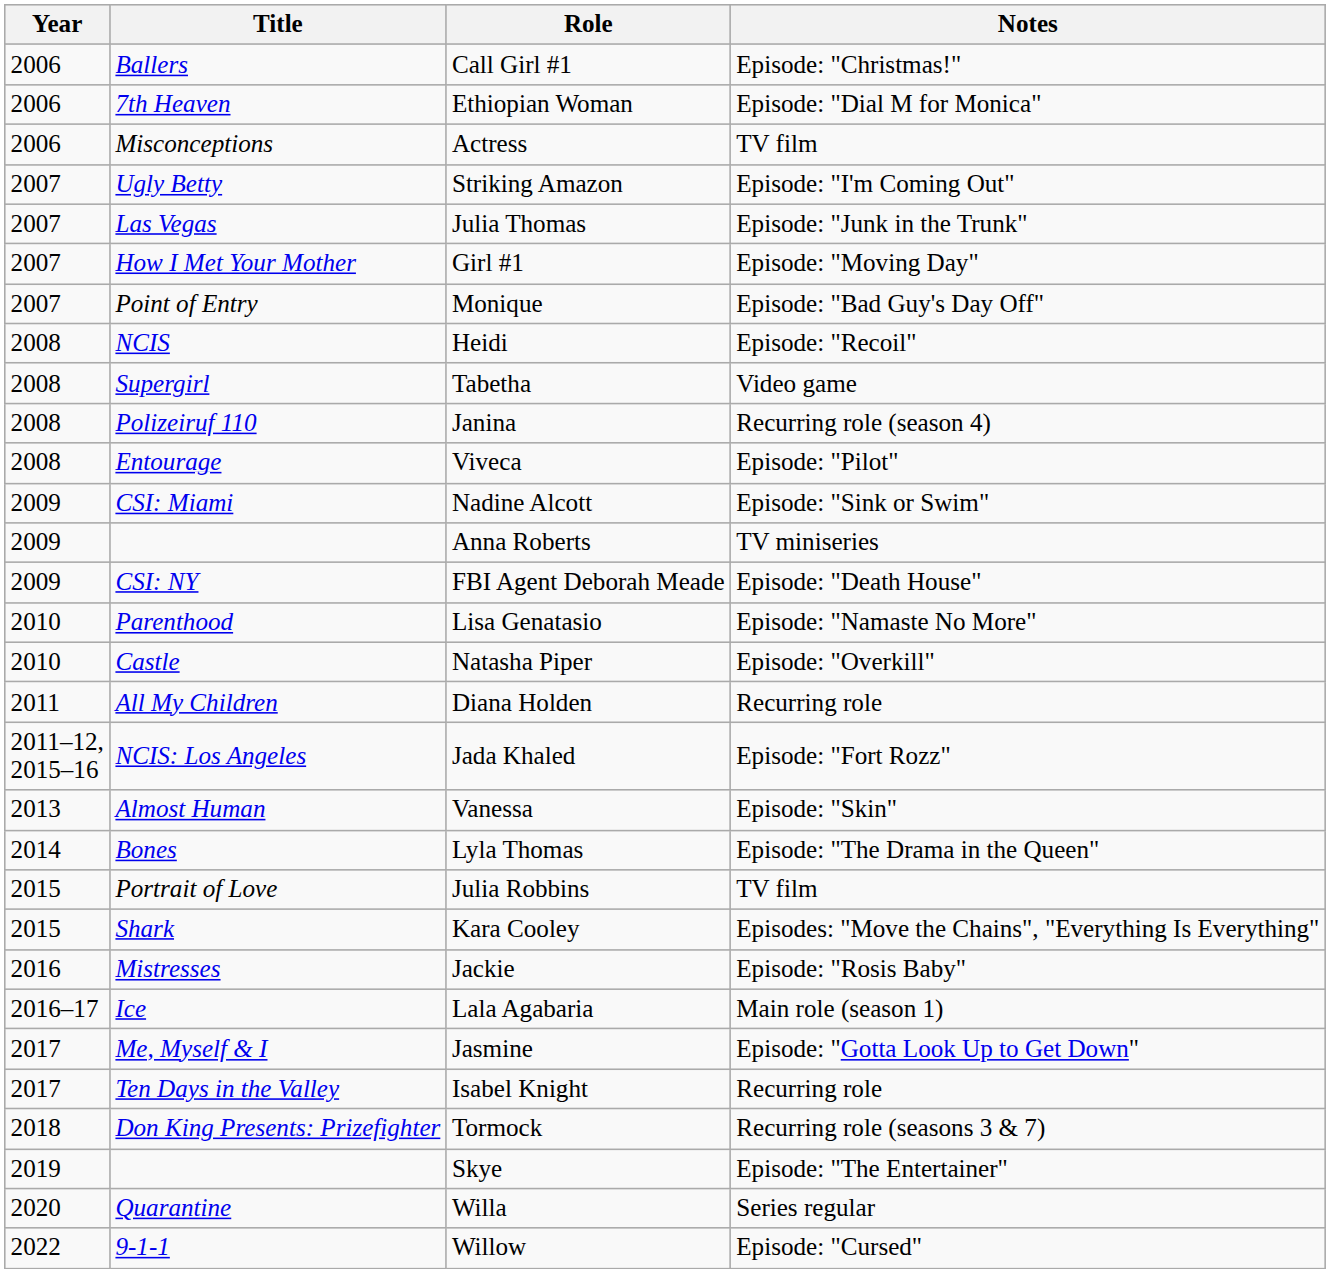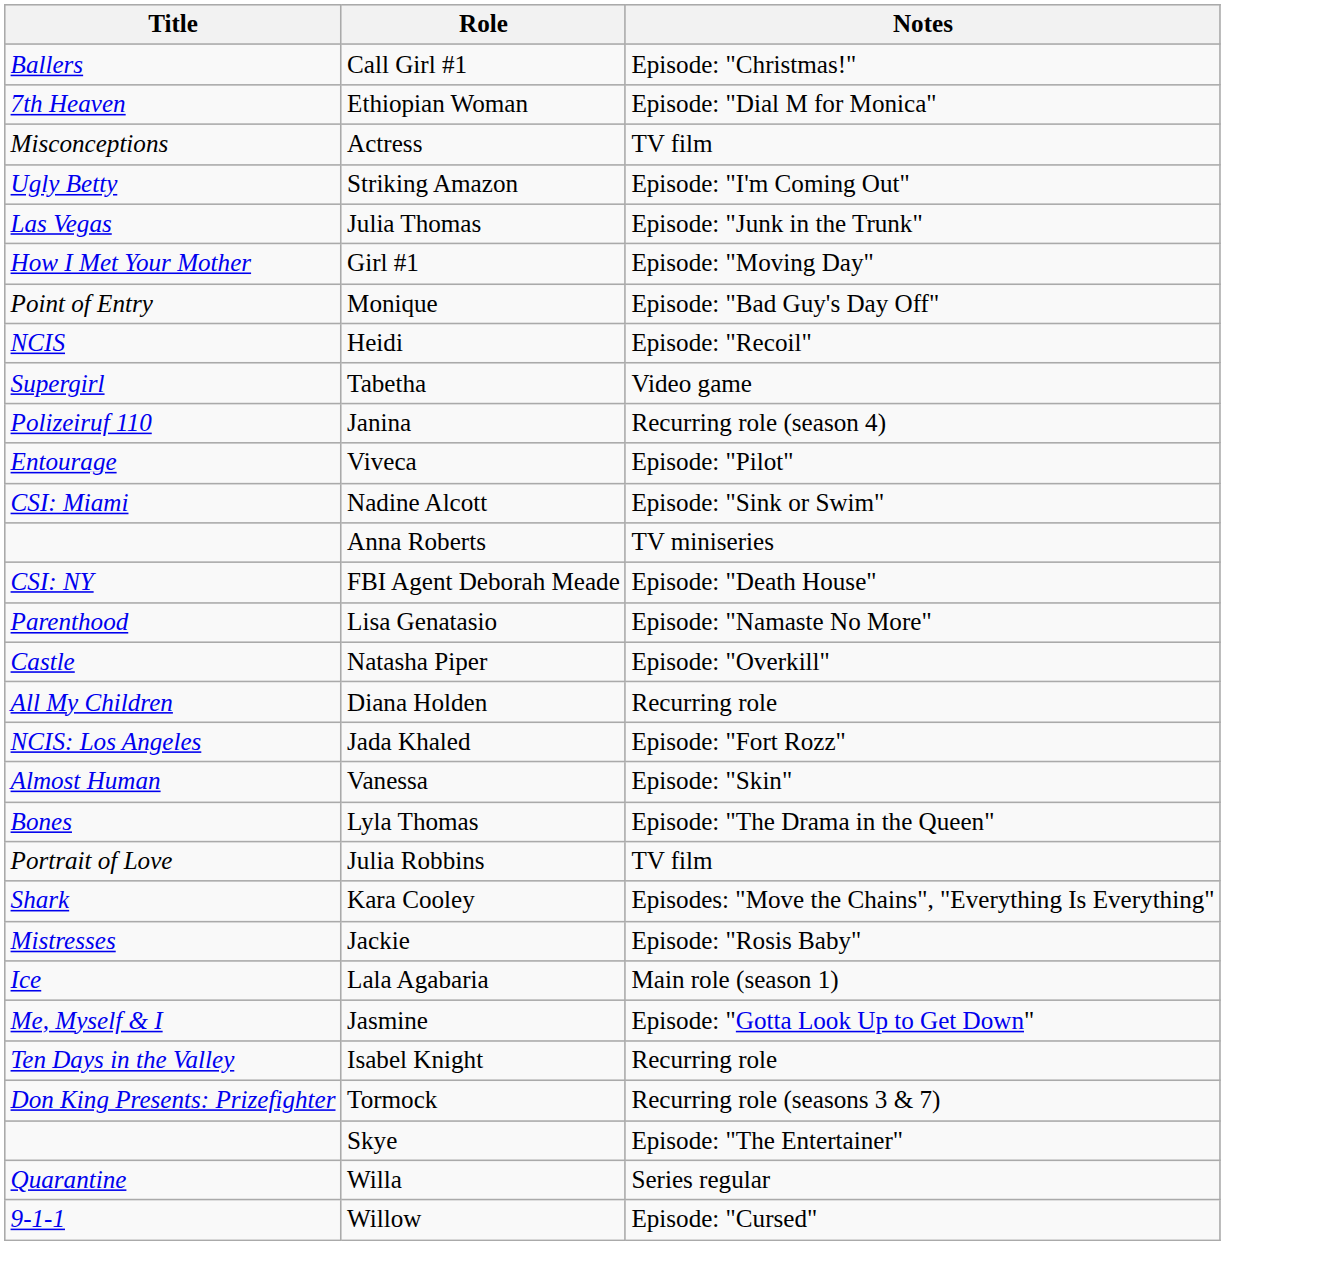- column: (57, 24)
